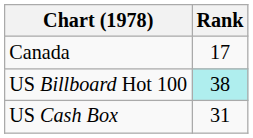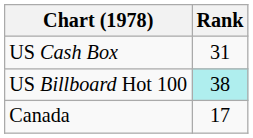rows swapped: (40, 52) <-> (64, 116)
